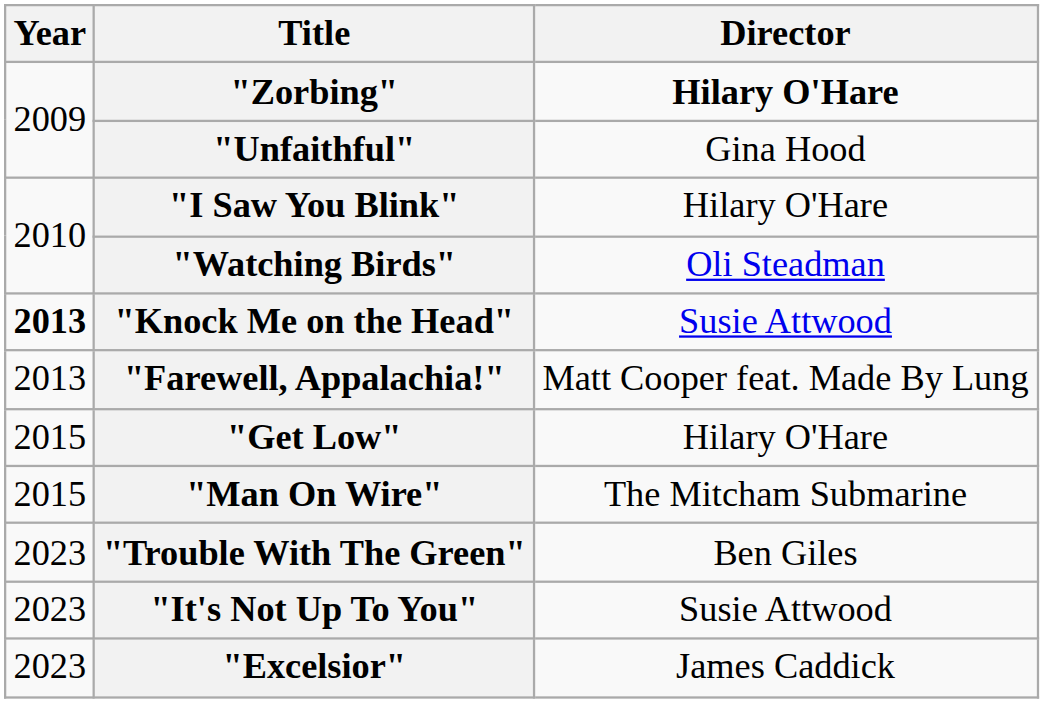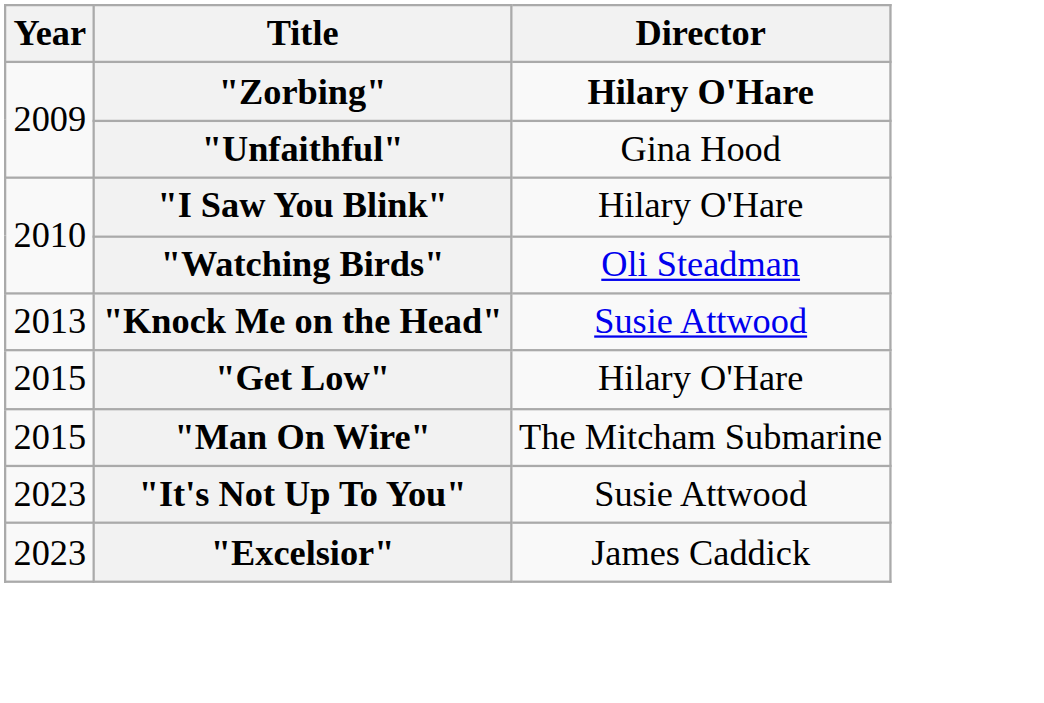(50, 321) bold -> (50, 321) normal
- row: (314, 378)
- row: (314, 551)
